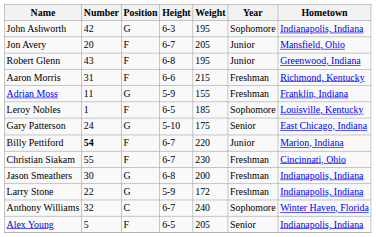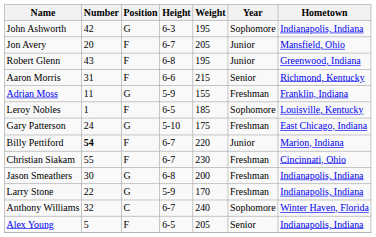(249, 77) Freshman -> (243, 77) Senior
(243, 126) Senior -> (249, 126) Freshman
(203, 192) 172 -> (203, 192) 170
